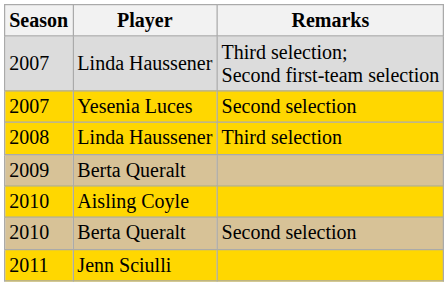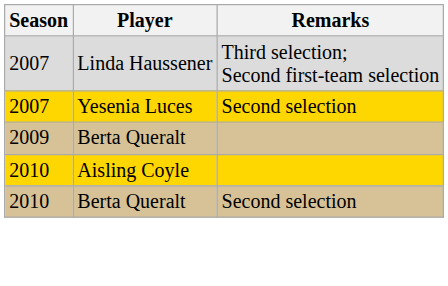- row: (29, 138)
- row: (29, 264)
